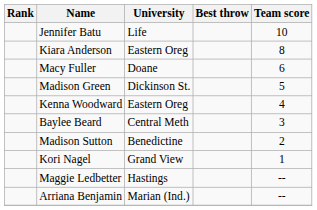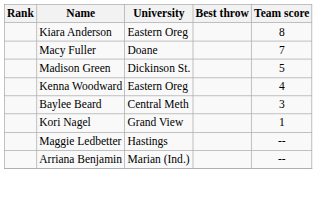- row: (70, 31)
(282, 68) 6 -> (282, 50) 7
- row: (76, 141)
